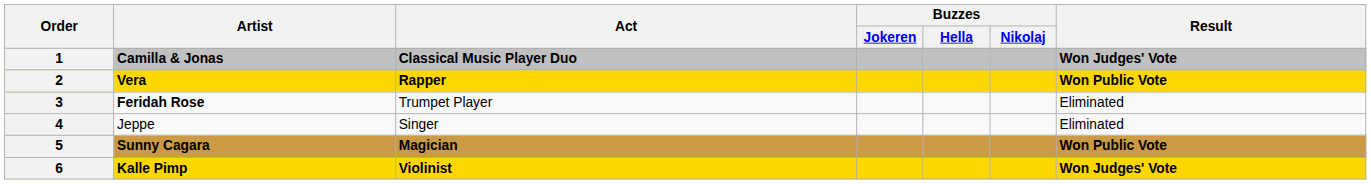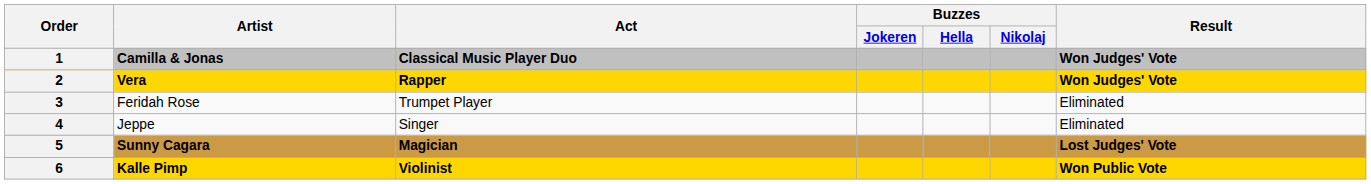(1113, 80) Won Public Vote -> (1118, 80) Won Judges' Vote
(161, 102) bold -> (158, 102) normal
(1113, 146) Won Public Vote -> (1118, 146) Lost Judges' Vote
(1118, 168) Won Judges' Vote -> (1113, 168) Won Public Vote
